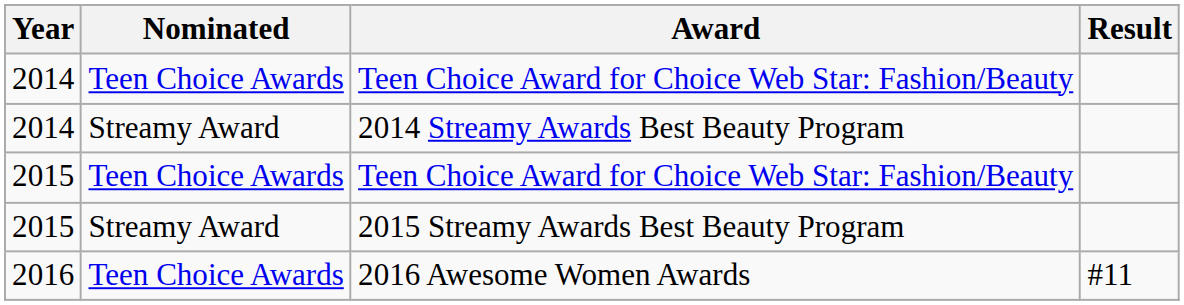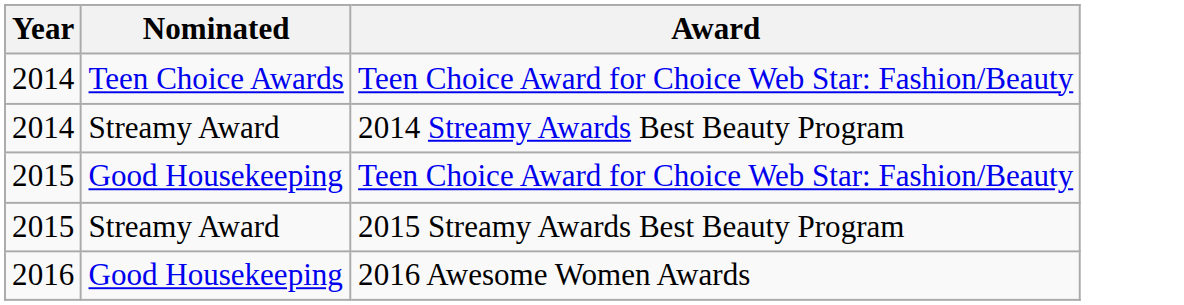- column: (1130, 29)
(216, 176) Teen Choice Awards -> (216, 176) Good Housekeeping
(216, 275) Teen Choice Awards -> (216, 275) Good Housekeeping
